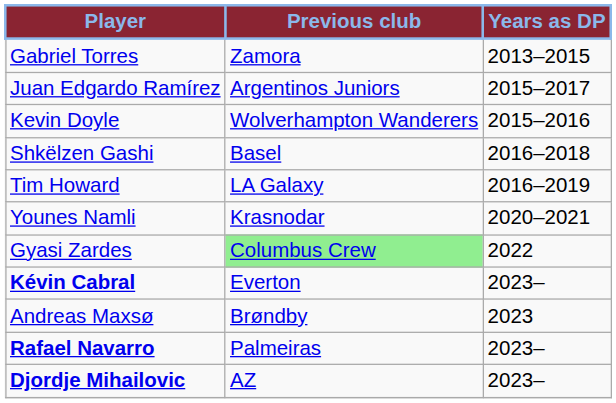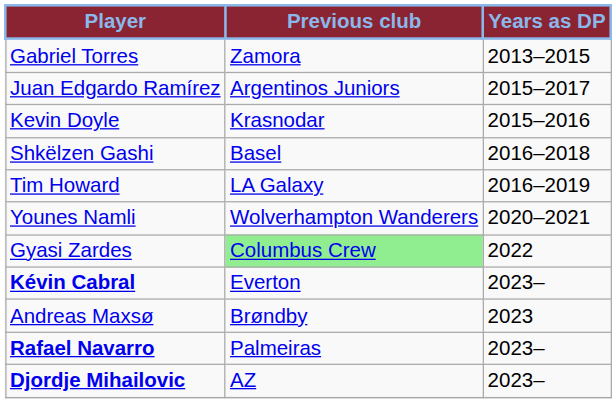(354, 120) Wolverhampton Wanderers -> (277, 120) Krasnodar
(277, 218) Krasnodar -> (354, 218) Wolverhampton Wanderers
